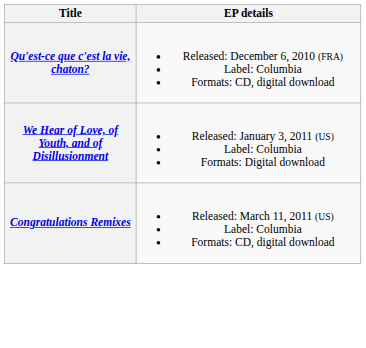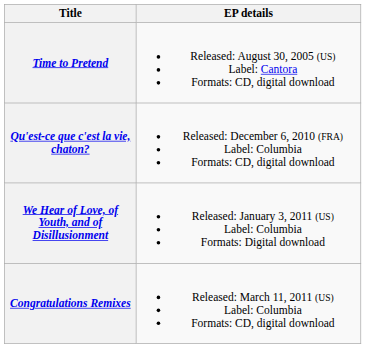+ row: (70, 62)
